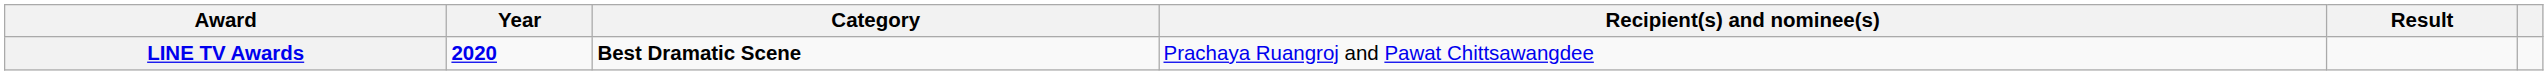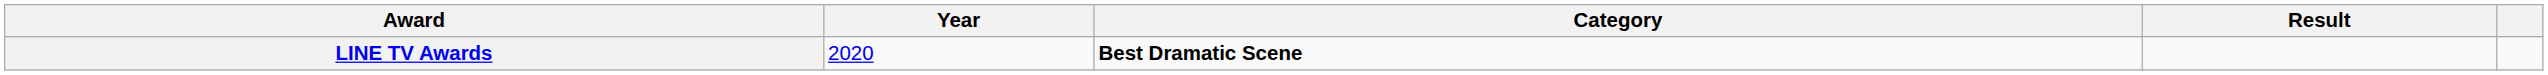- column: (1743, 20)
(474, 53) bold -> (851, 53) normal
